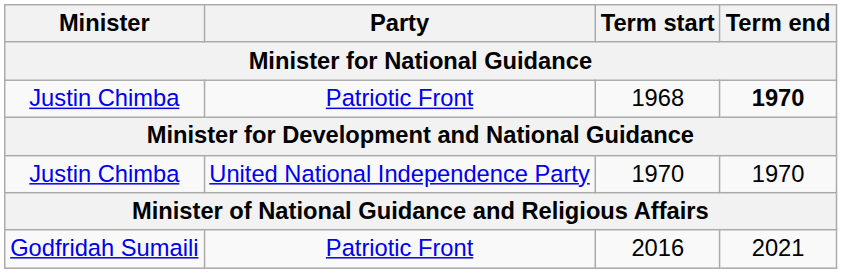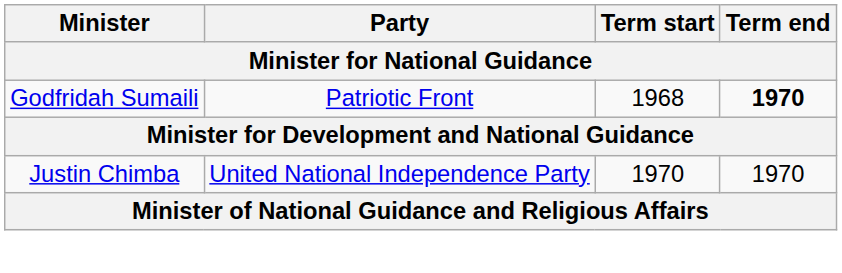(104, 98) Justin Chimba -> (104, 98) Godfridah Sumaili
- row: (658, 248)
